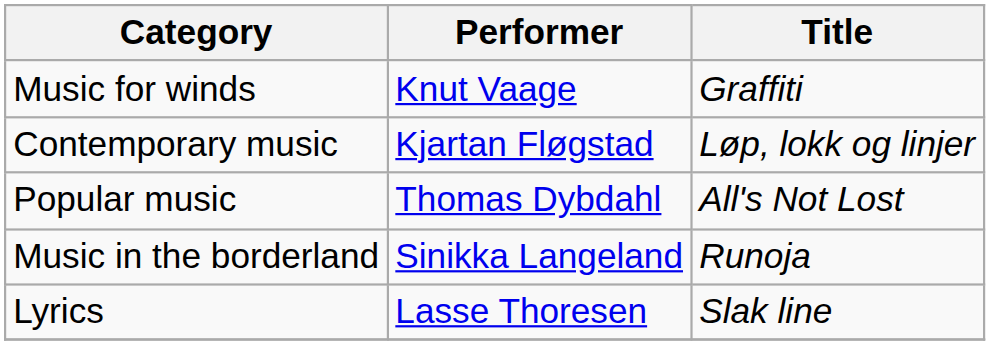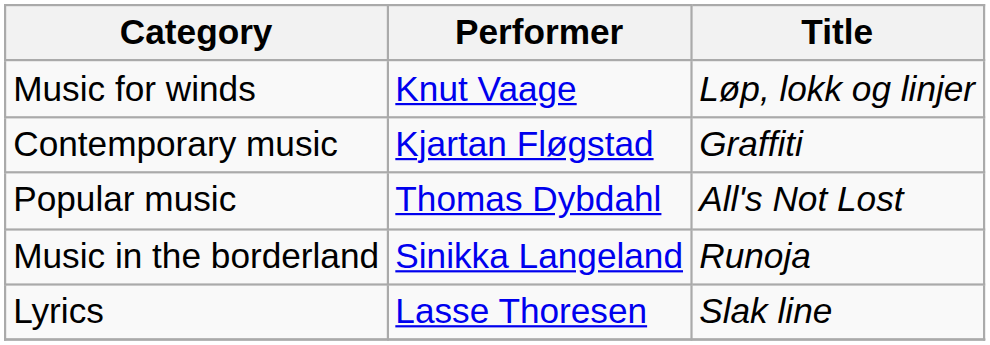(751, 88) Graffiti -> (837, 88) Løp, lokk og linjer
(837, 144) Løp, lokk og linjer -> (751, 144) Graffiti
